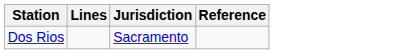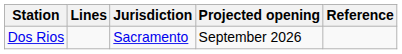+ column: (259, 15)
